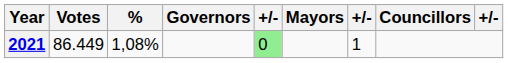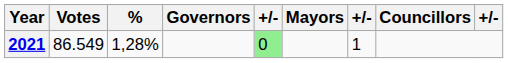(78, 44) 86.449 -> (78, 44) 86.549
(135, 44) 1,08% -> (135, 44) 1,28%
